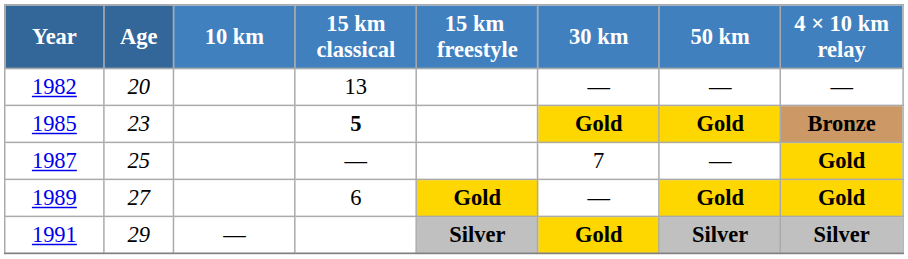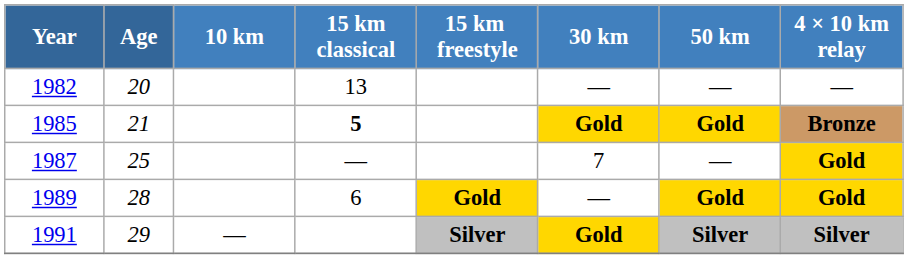(139, 124) 23 -> (139, 124) 21
(139, 198) 27 -> (139, 198) 28
